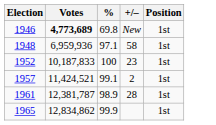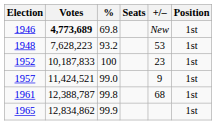+ column: (134, 12)
(71, 45) 6,959,936 -> (71, 45) 7,628,223
(109, 45) 97.1 -> (109, 45) 93.2
(132, 45) 58 -> (160, 45) 53
(109, 78) 99.1 -> (109, 78) 99.0
(132, 78) 2 -> (160, 78) 9
(71, 95) 12,381,787 -> (71, 95) 12,388,787
(109, 95) 98.9 -> (109, 95) 99.8
(132, 95) 28 -> (160, 95) 68
